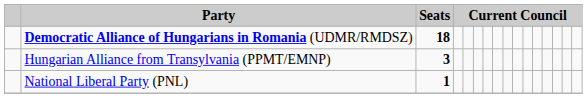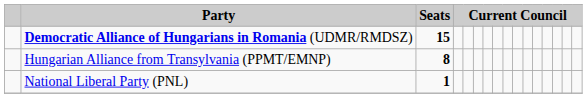(443, 37) 18 -> (443, 37) 15
(447, 59) 3 -> (447, 59) 8
